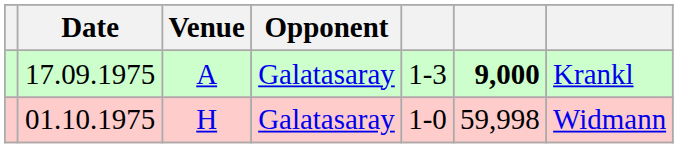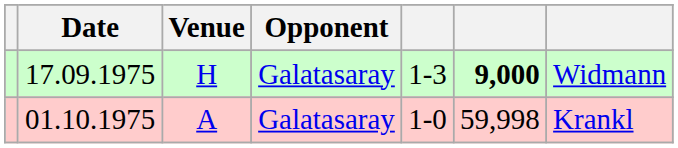(207, 73) A -> (207, 73) H
(593, 73) Krankl -> (610, 73) Widmann
(207, 119) H -> (207, 119) A
(610, 119) Widmann -> (593, 119) Krankl
